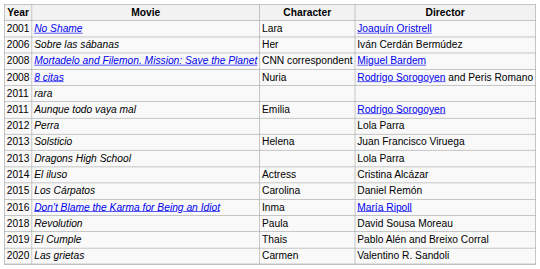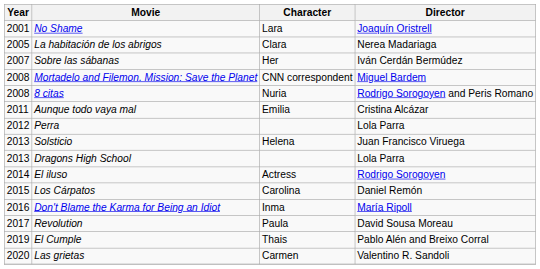+ row: (98, 45)
(18, 45) 2006 -> (18, 61) 2007
- row: (43, 93)
(401, 110) Rodrigo Sorogoyen -> (393, 110) Cristina Alcázar
(393, 175) Cristina Alcázar -> (401, 175) Rodrigo Sorogoyen
(18, 223) 2018 -> (18, 223) 2017
